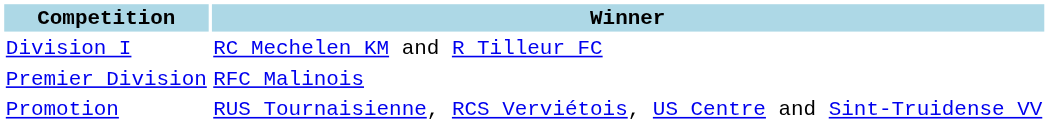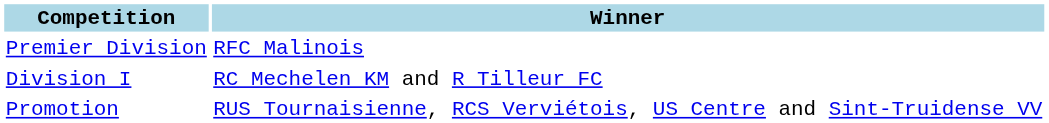rows swapped: (106, 79) <-> (69, 48)
